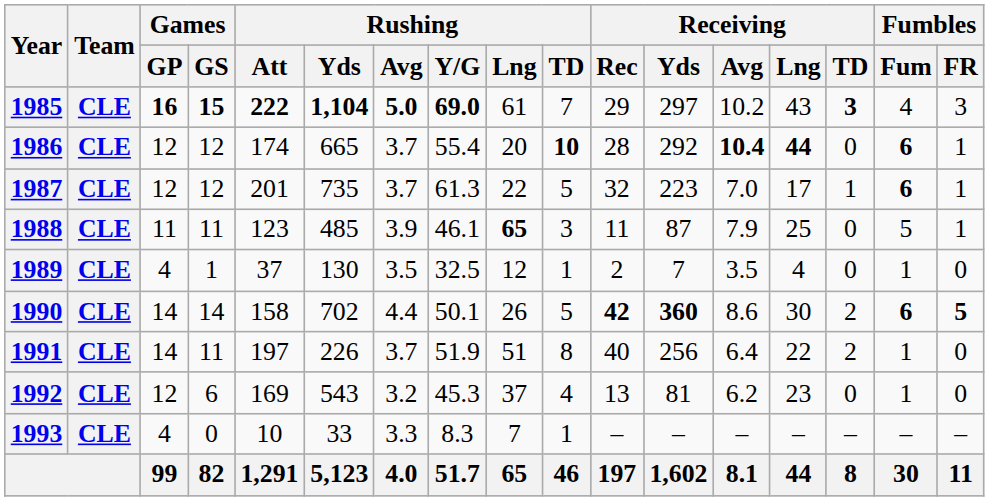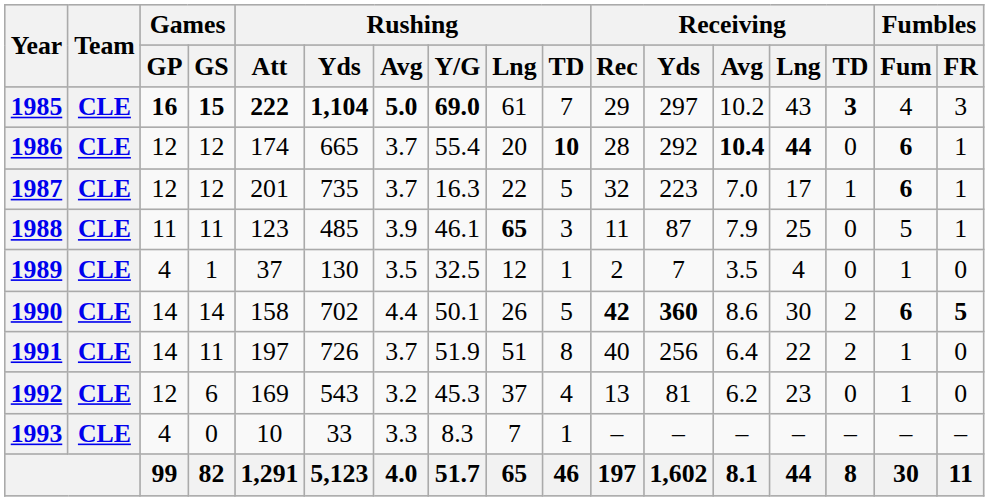(457, 188) 61.3 -> (457, 188) 16.3
(339, 351) 226 -> (339, 351) 726
